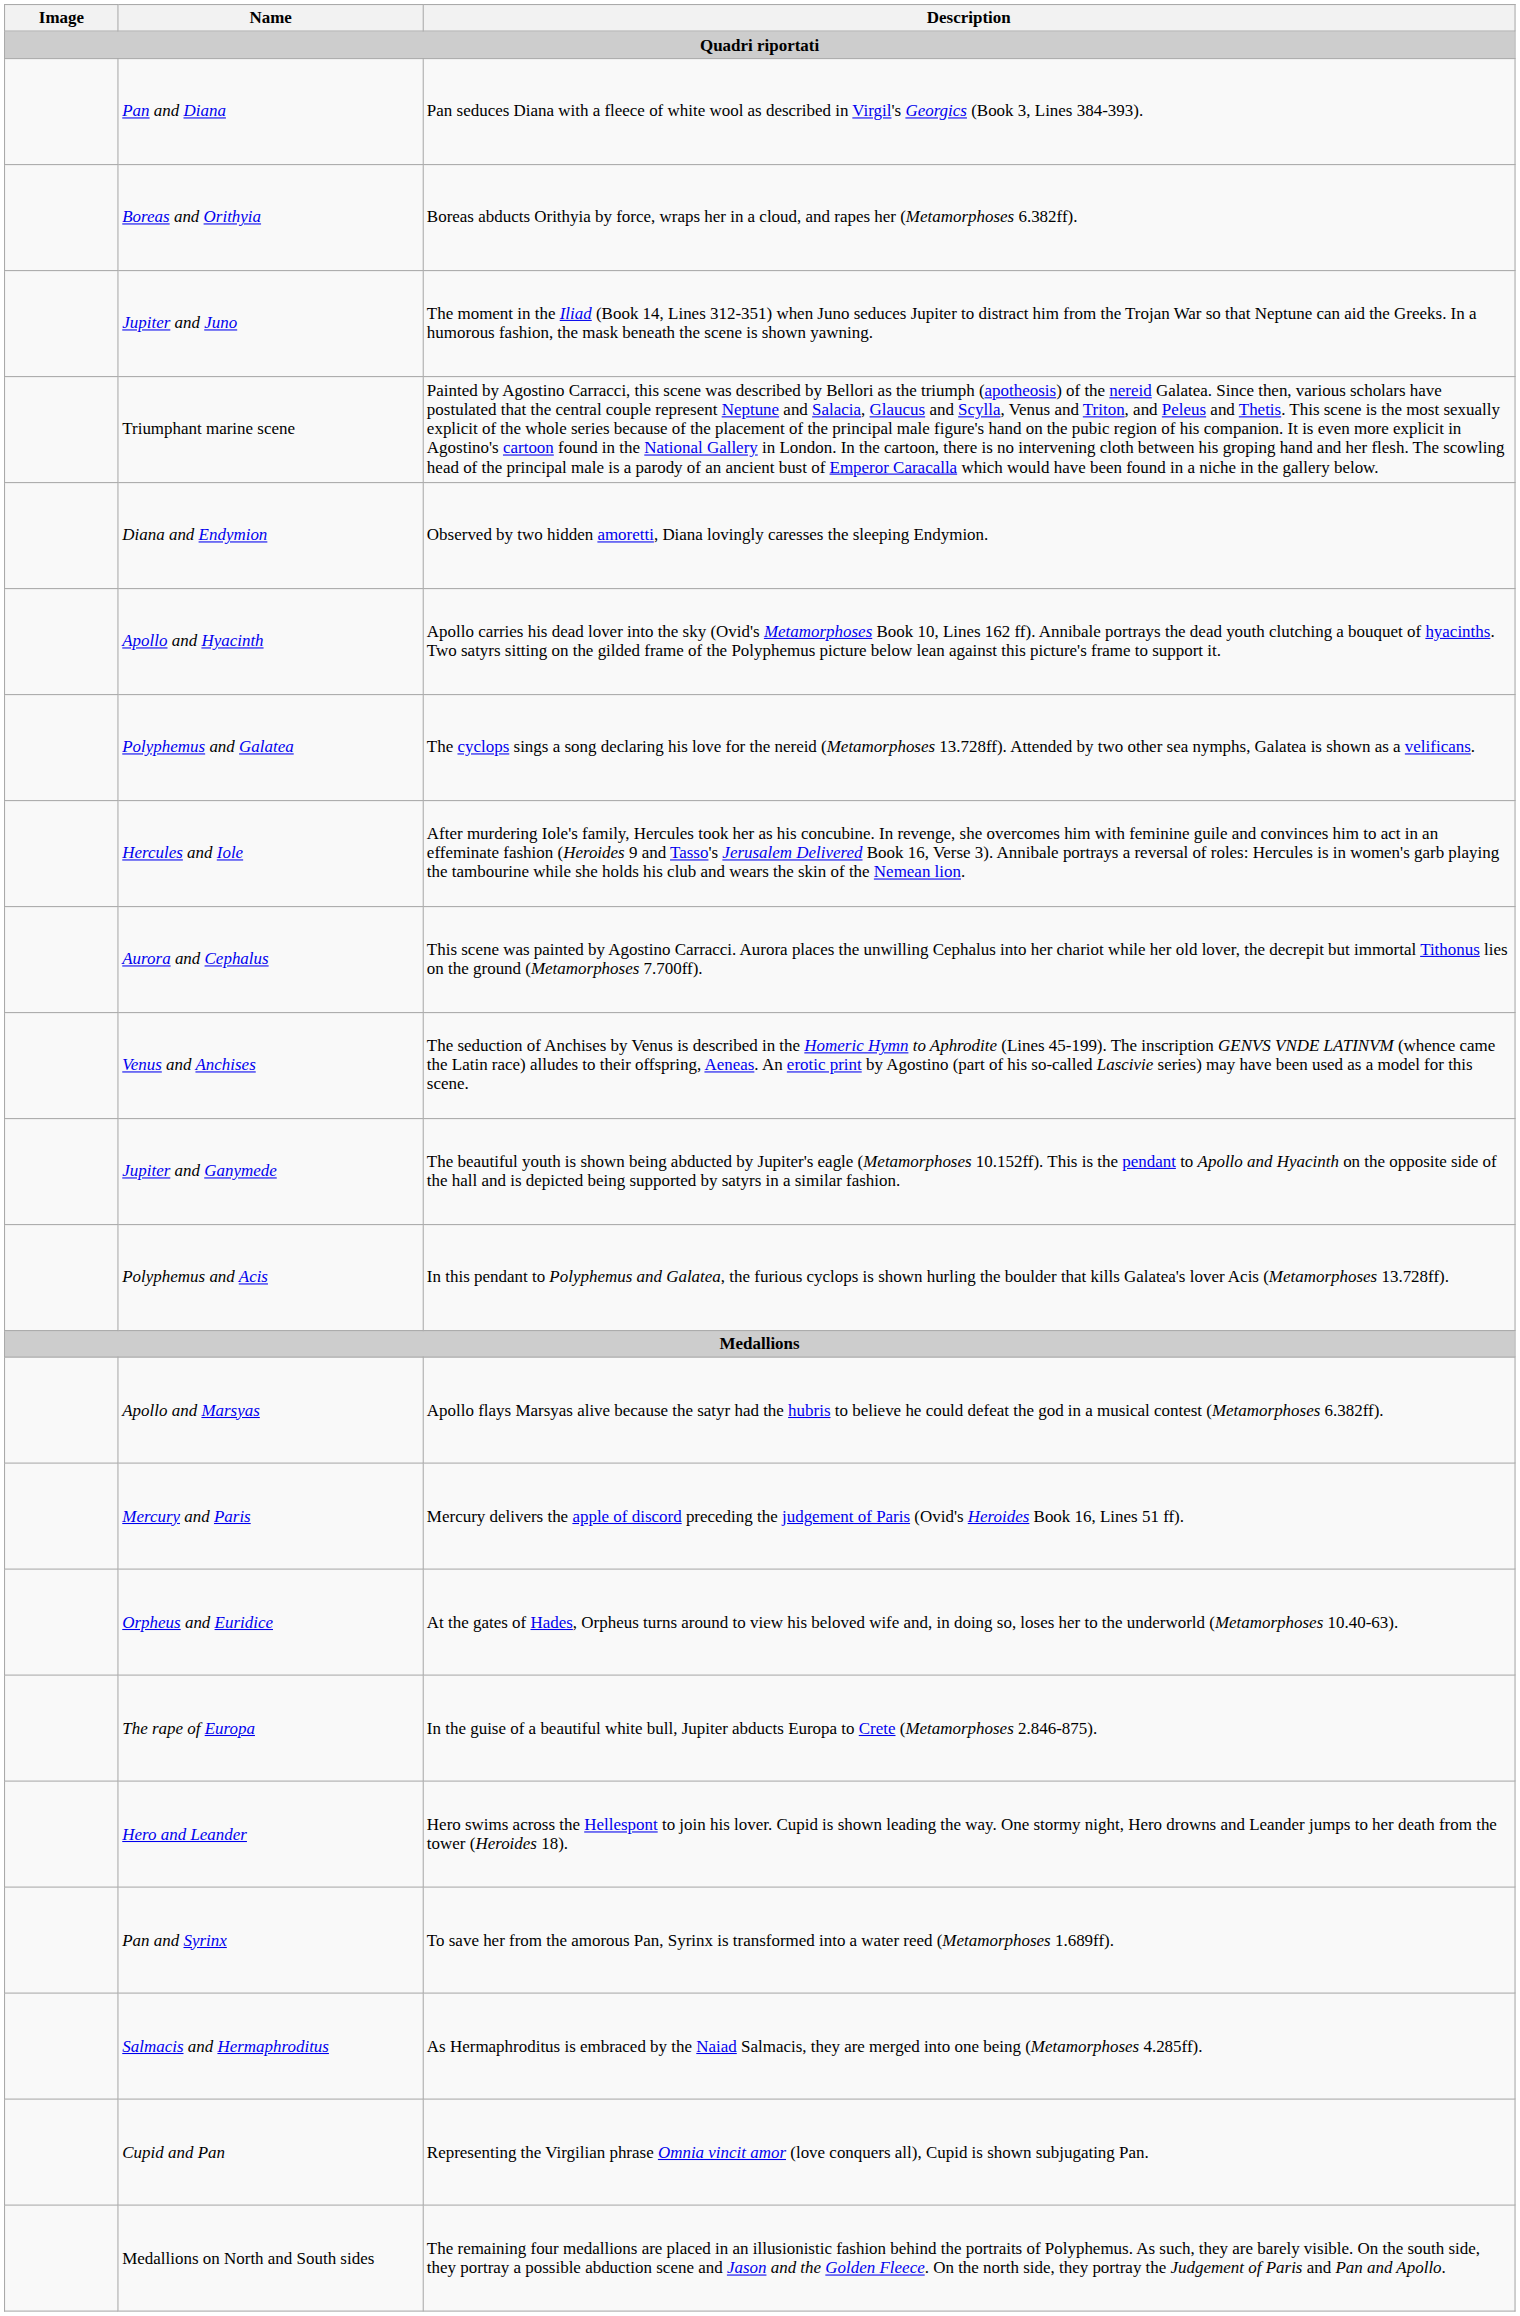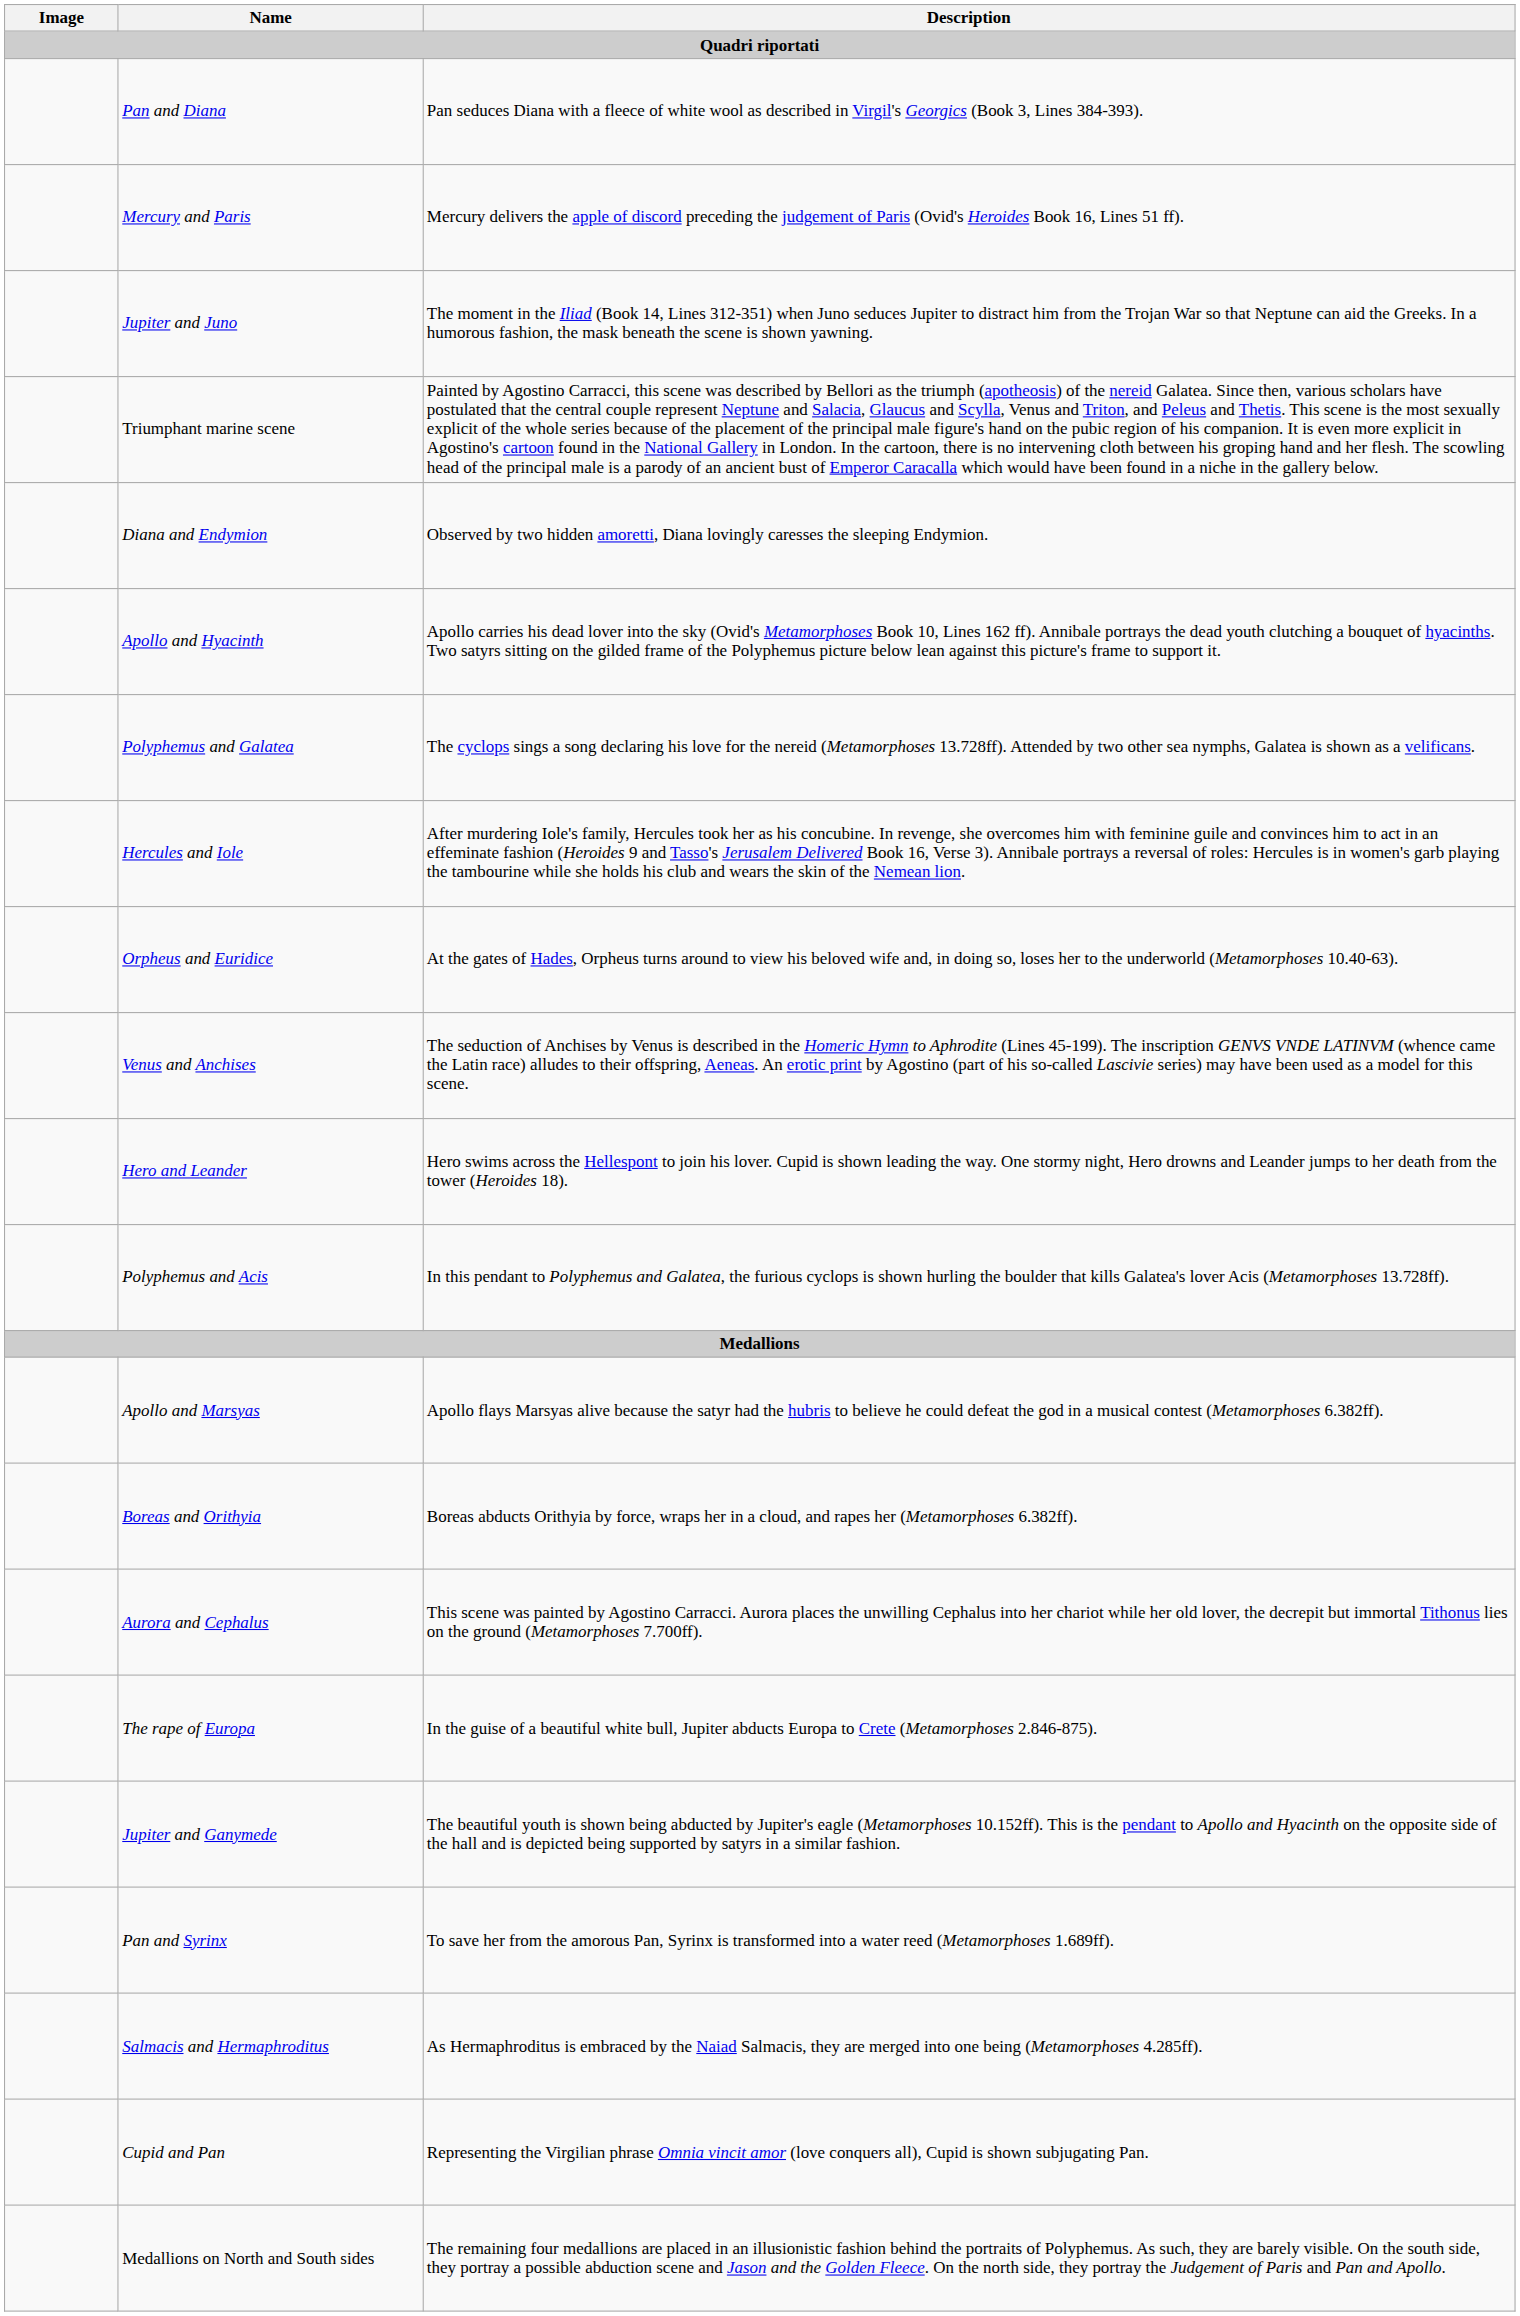rows swapped: (186, 1516) <-> (192, 217)
rows swapped: (195, 959) <-> (198, 1622)
rows swapped: (200, 1171) <-> (185, 1834)
